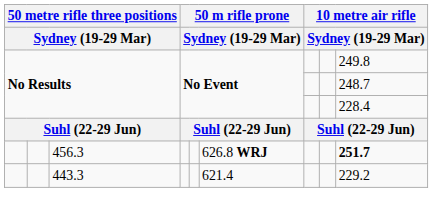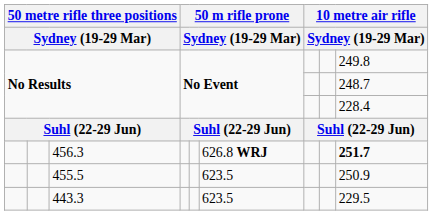+ row: (16, 176)
(218, 175) 621.4 -> (218, 198) 623.5
(354, 175) 229.2 -> (354, 198) 229.5
